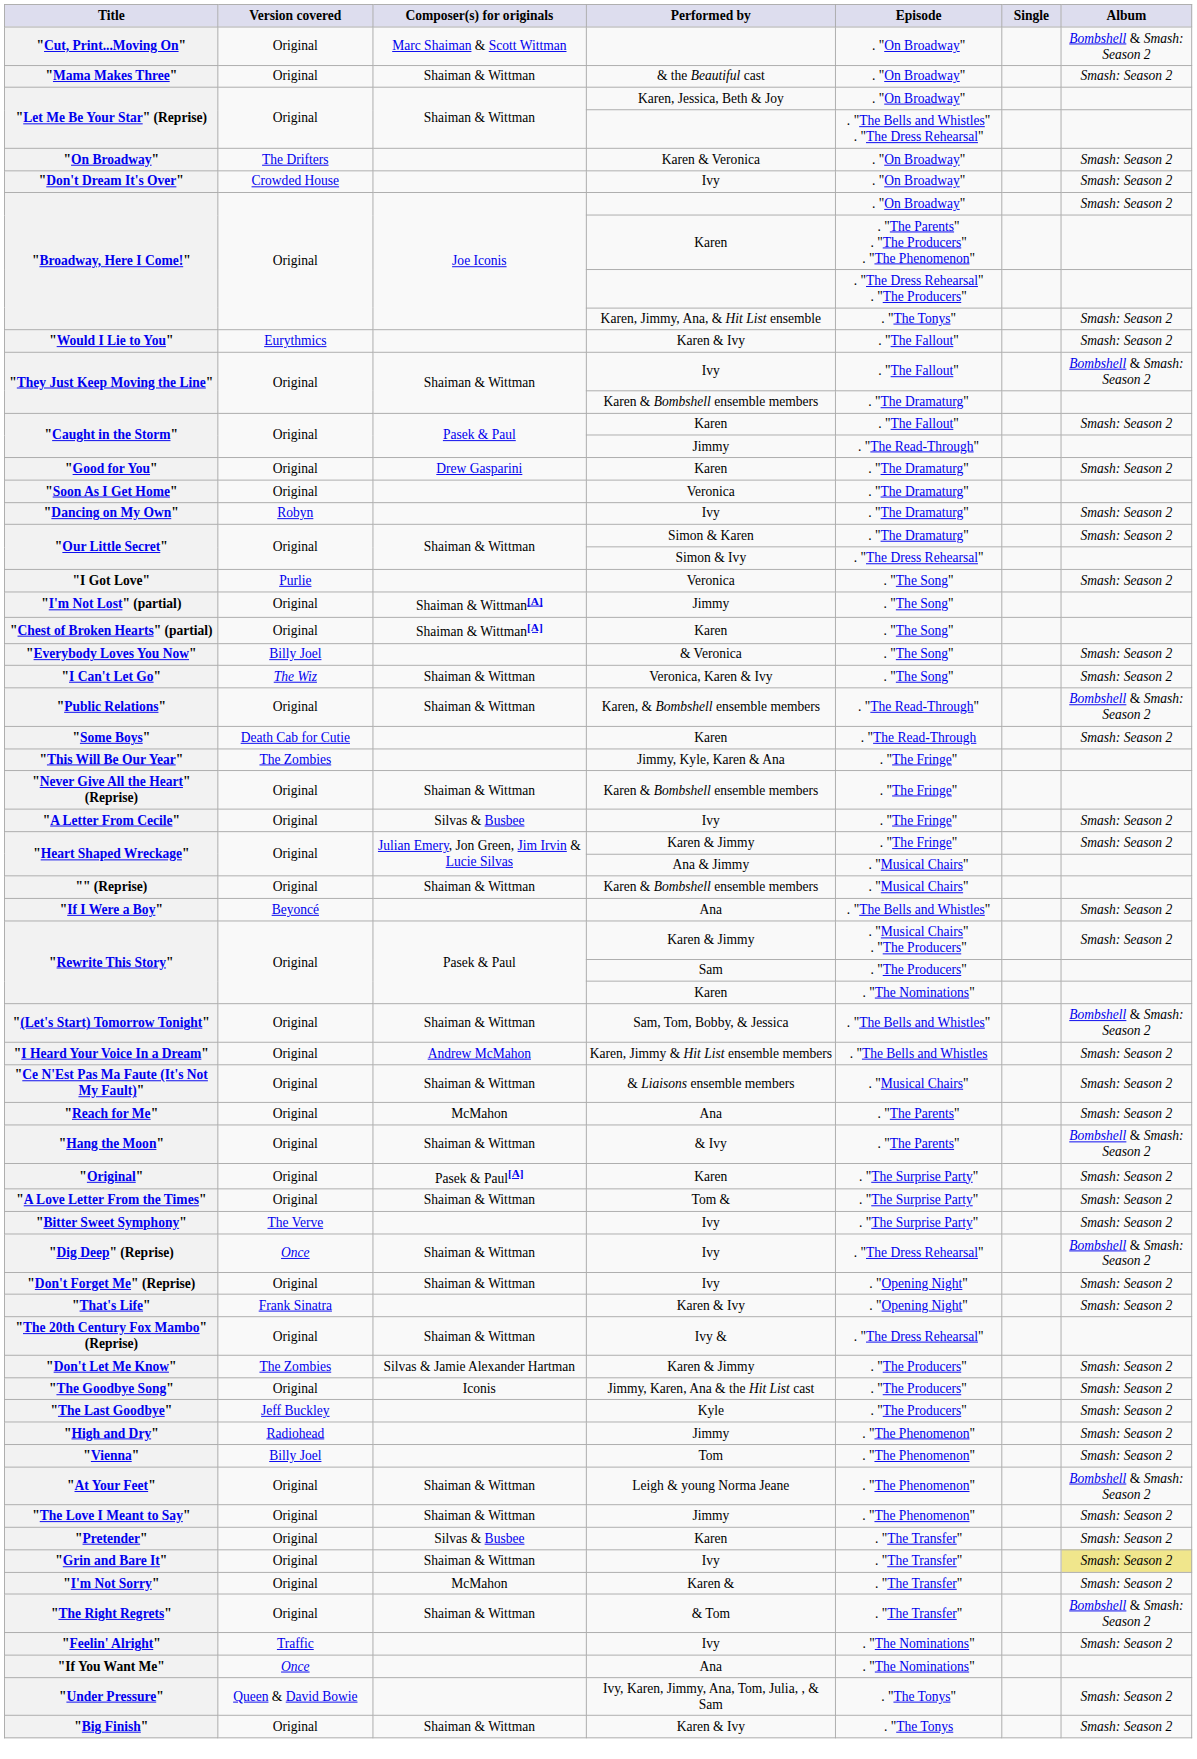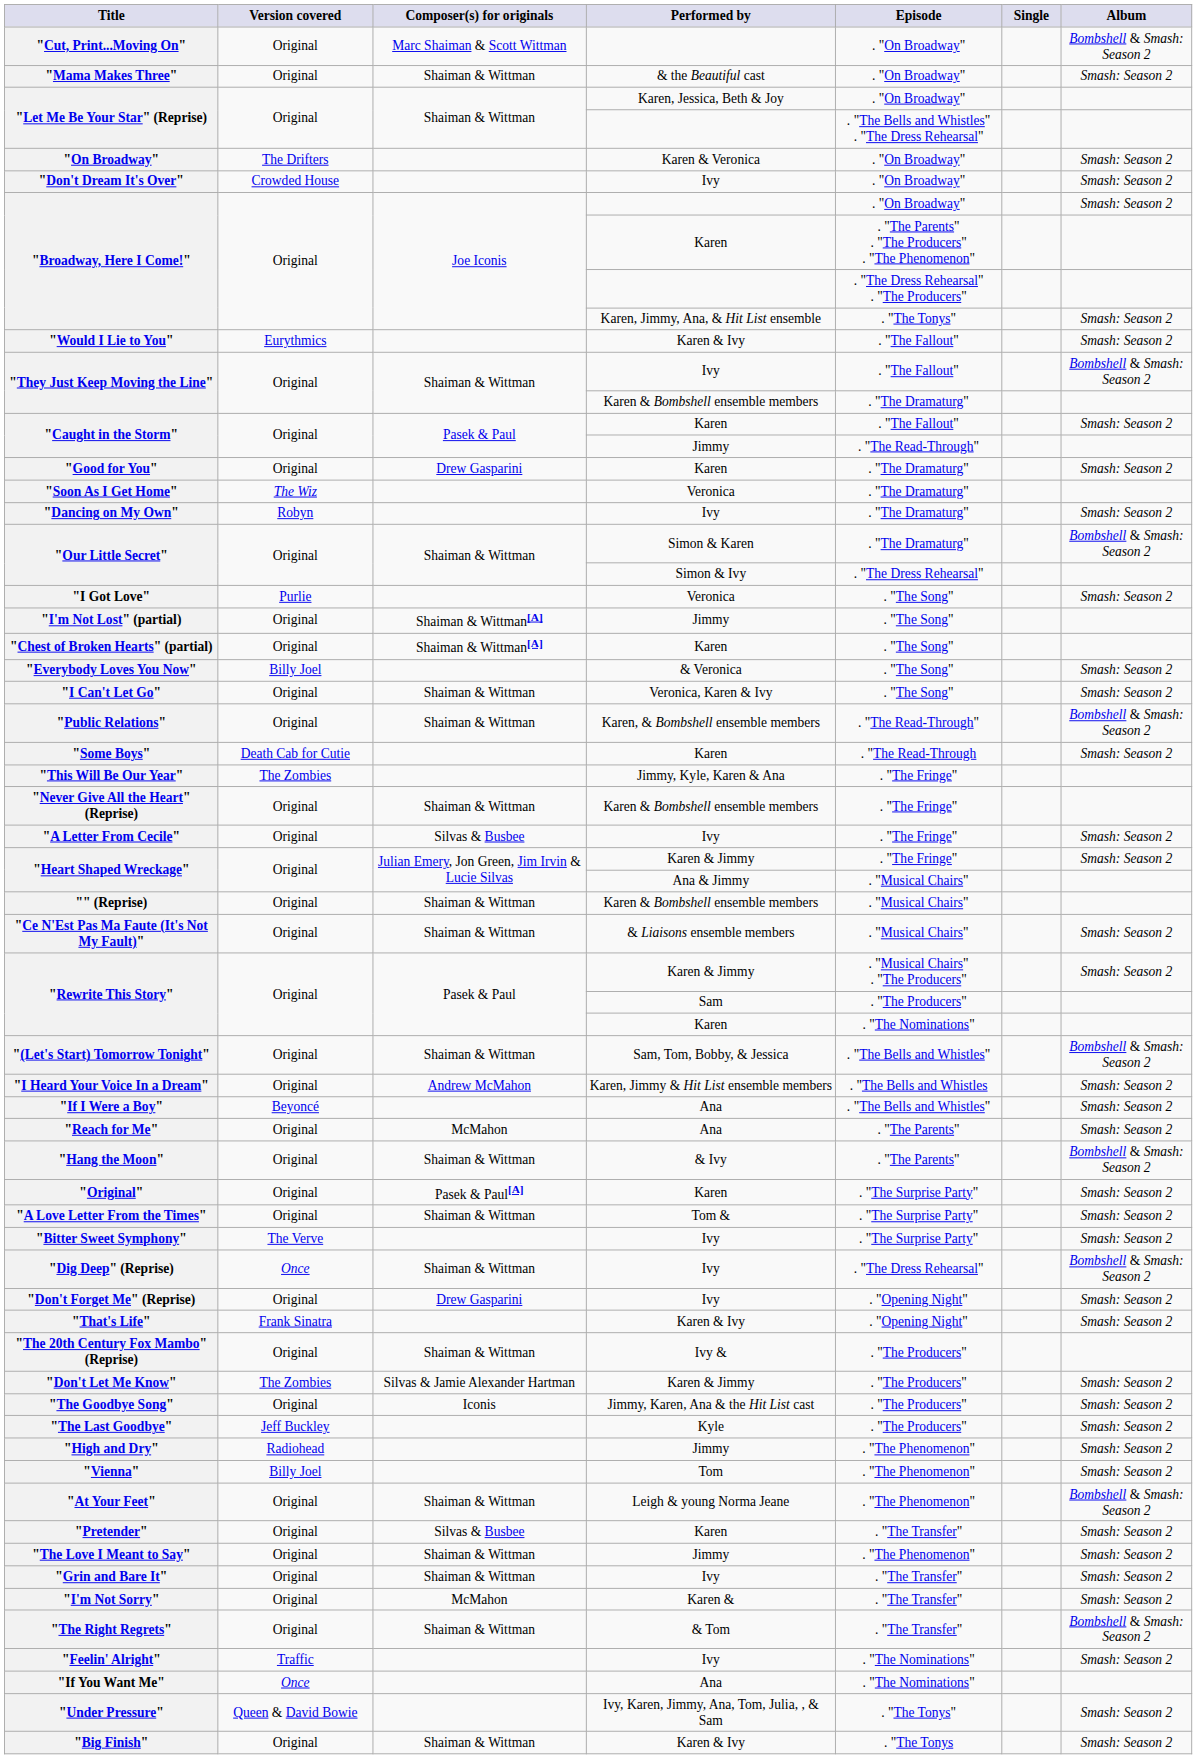(295, 491) Original -> (295, 491) The Wiz
(1126, 536) Smash: Season 2 -> (1126, 544) Bombshell & Smash: Season 2
(295, 677) The Wiz -> (295, 693) Original
rows swapped: (111, 1083) <-> (111, 910)
(479, 1283) Shaiman & Wittman -> (479, 1299) Drew Gasparini
(919, 1336) . "The Dress Rehearsal" -> (919, 1352) . "The Producers"
rows swapped: (111, 1516) <-> (111, 1538)
(1126, 1561) khaki background -> (1126, 1577) no background
